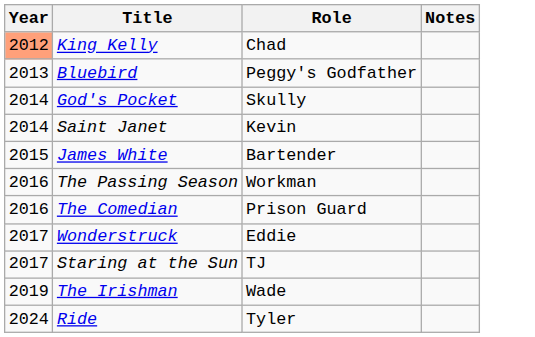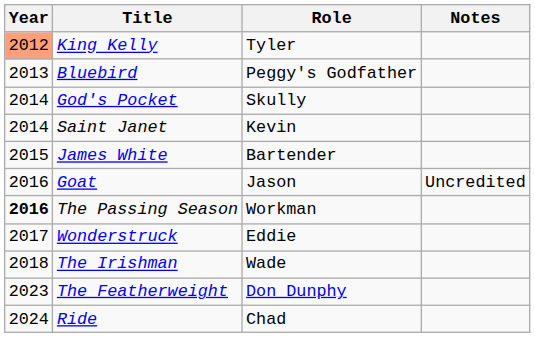(266, 46) Chad -> (271, 46) Tyler
+ row: (77, 182)
(29, 182) normal -> (29, 210) bold
- row: (117, 210)
- row: (147, 264)
(29, 292) 2019 -> (29, 264) 2018
+ row: (142, 292)
(271, 319) Tyler -> (266, 319) Chad
